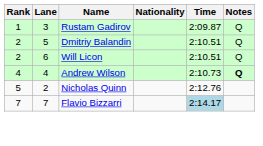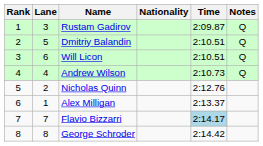(18, 57) 2 -> (18, 57) 3
(239, 73) bold -> (243, 73) normal
+ row: (88, 103)
+ row: (98, 133)
